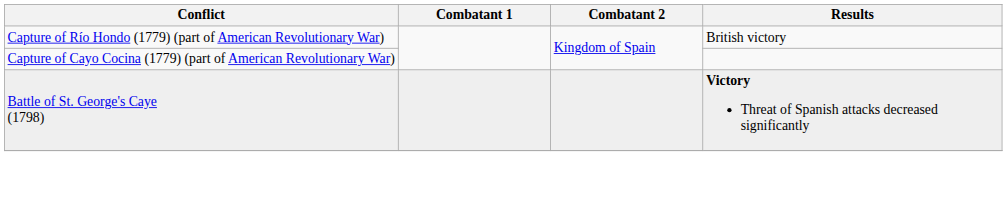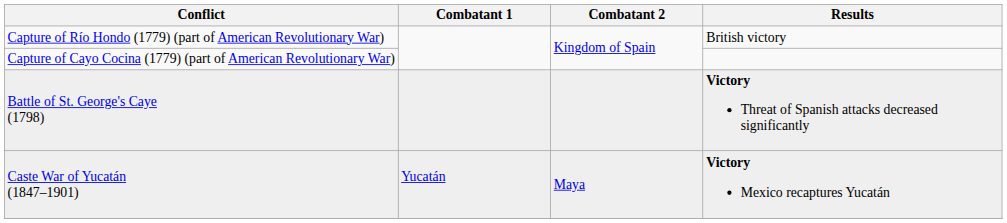+ row: (67, 184)
